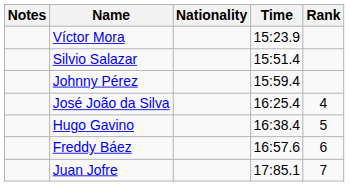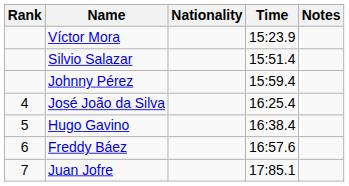columns swapped: (323, 15) <-> (27, 15)
